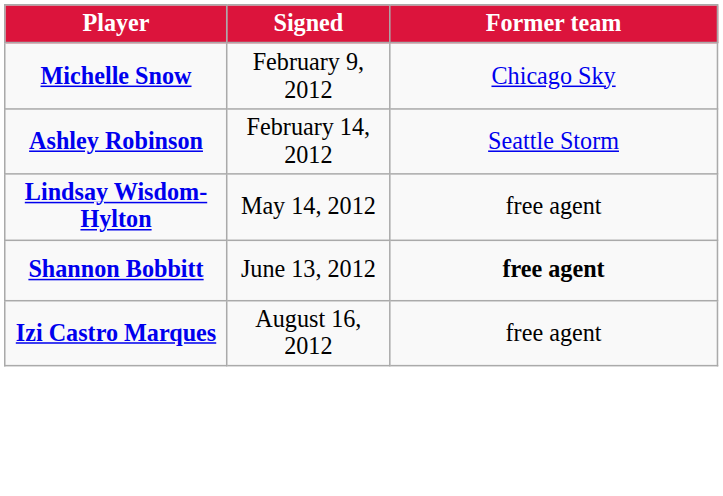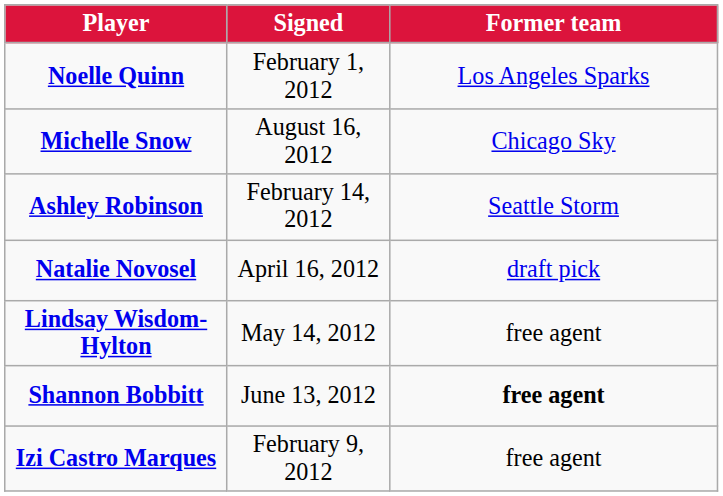+ row: (116, 75)
(308, 75) February 9, 2012 -> (308, 141) August 16, 2012
+ row: (116, 269)
(308, 332) August 16, 2012 -> (308, 458) February 9, 2012
